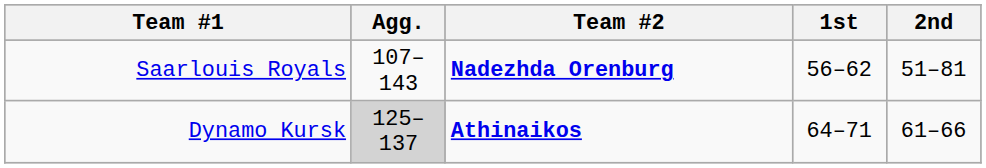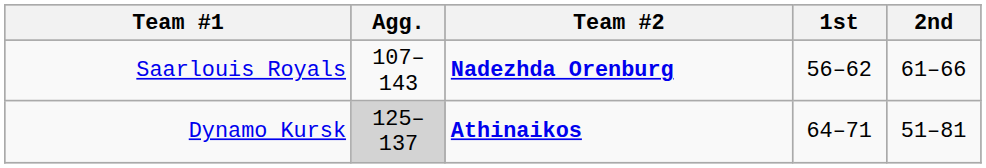(934, 71) 51–81 -> (934, 71) 61–66
(934, 132) 61–66 -> (934, 132) 51–81
